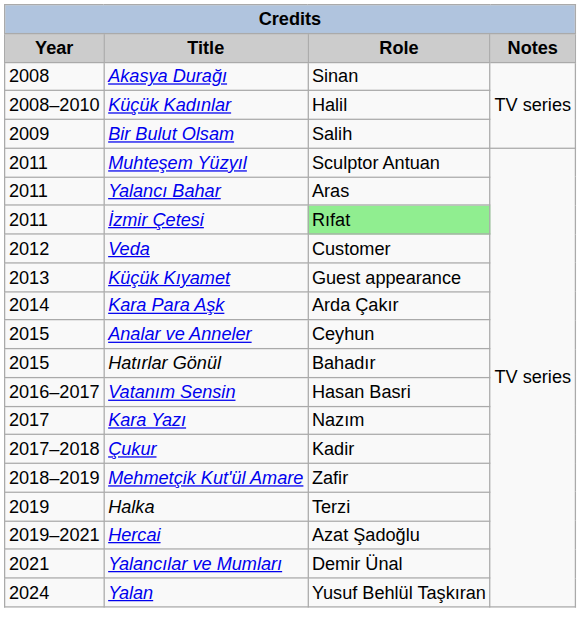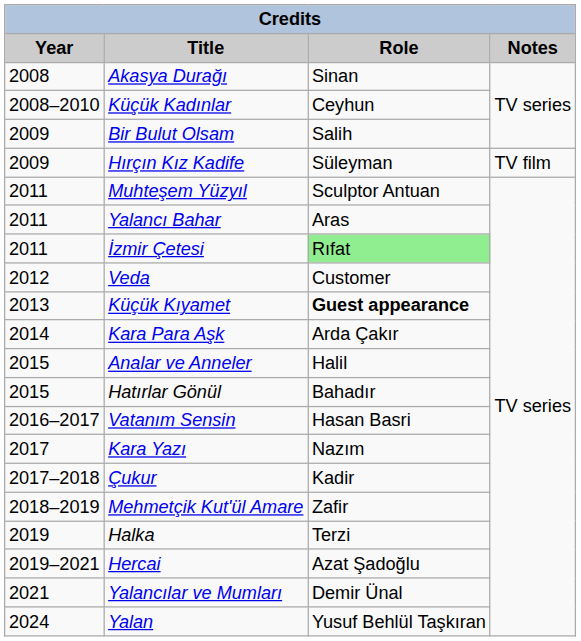(330, 105) Halil -> (343, 105) Ceyhun
+ row: (176, 163)
(387, 277) normal -> (391, 306) bold
(343, 335) Ceyhun -> (330, 363) Halil
